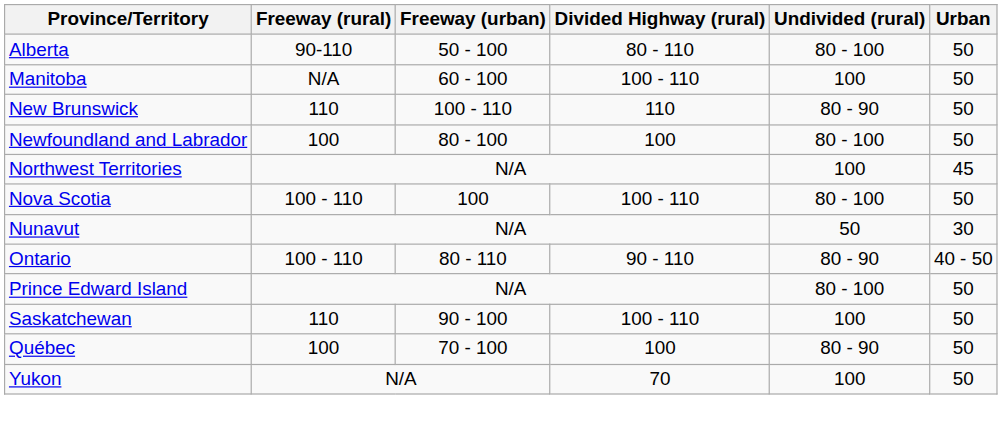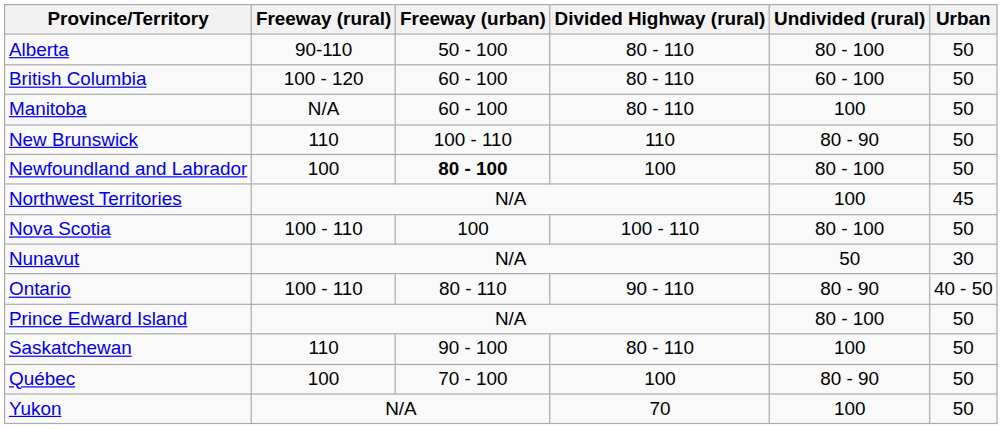+ row: (78, 79)
(660, 79) 100 - 110 -> (660, 109) 80 - 110
(473, 139) normal -> (473, 169) bold
(660, 318) 100 - 110 -> (660, 348) 80 - 110
